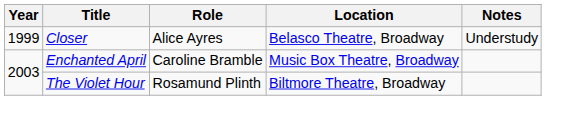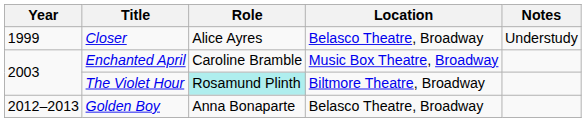(207, 83) no background -> (246, 83) paleturquoise background
+ row: (123, 106)
